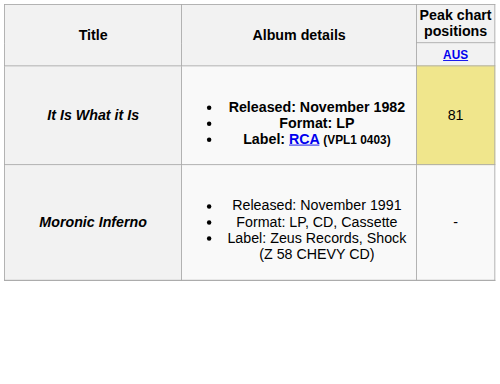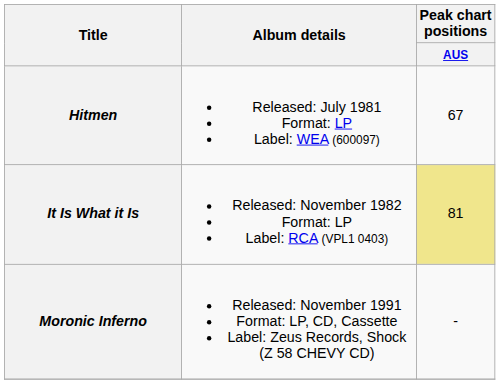+ row: (93, 115)
(299, 123) bold -> (299, 222) normal
